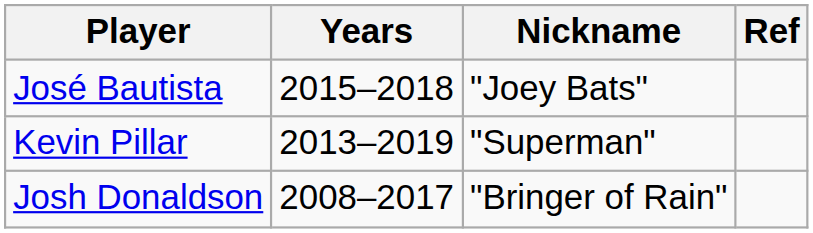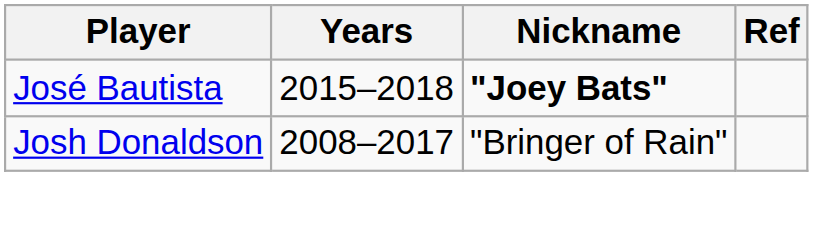(559, 87) normal -> (569, 87) bold
- row: (100, 142)
